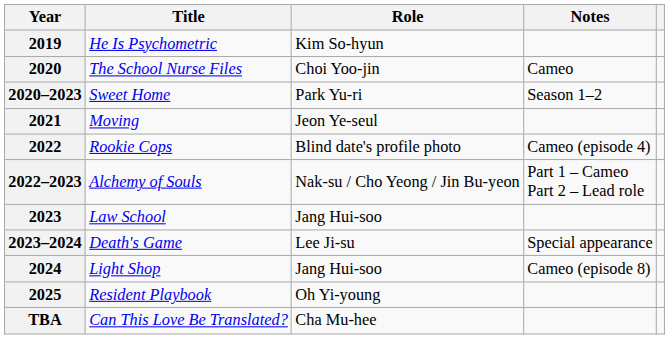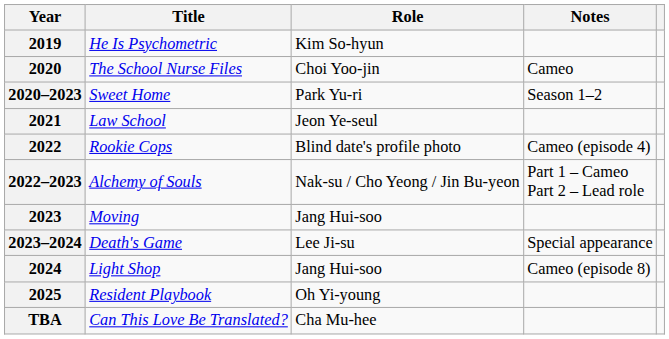(114, 120) Moving -> (128, 120) Law School
(128, 216) Law School -> (114, 216) Moving
